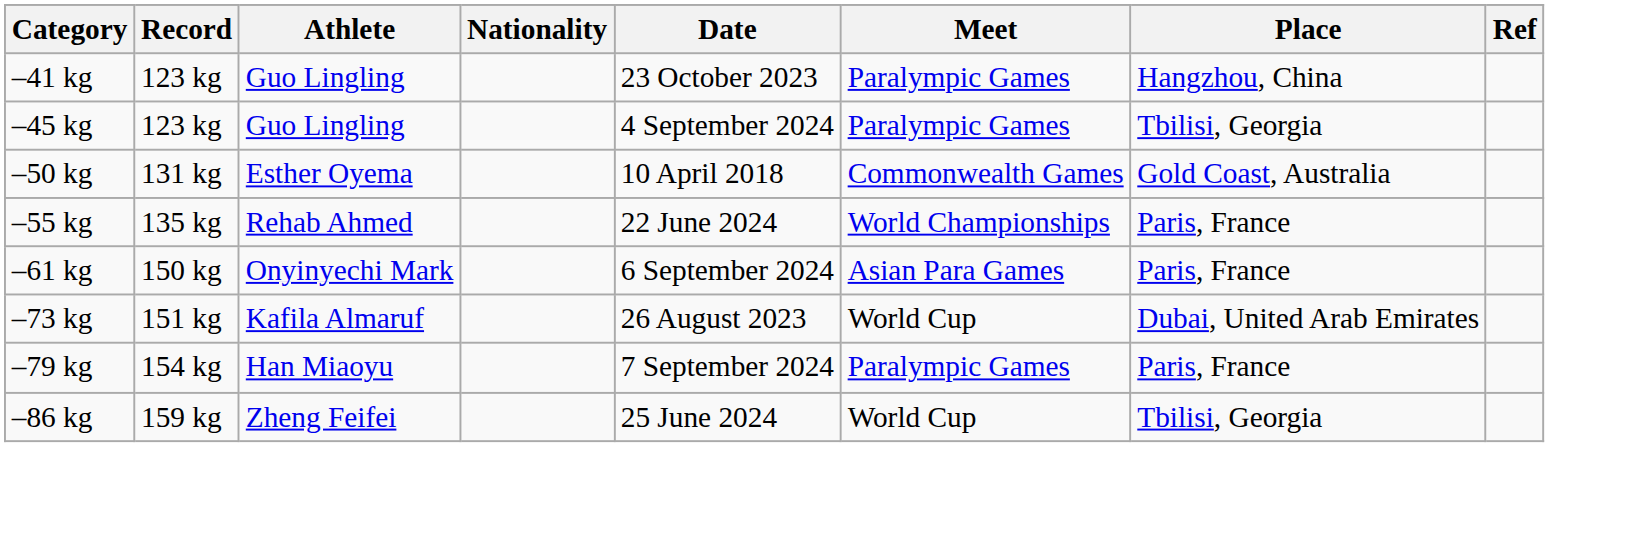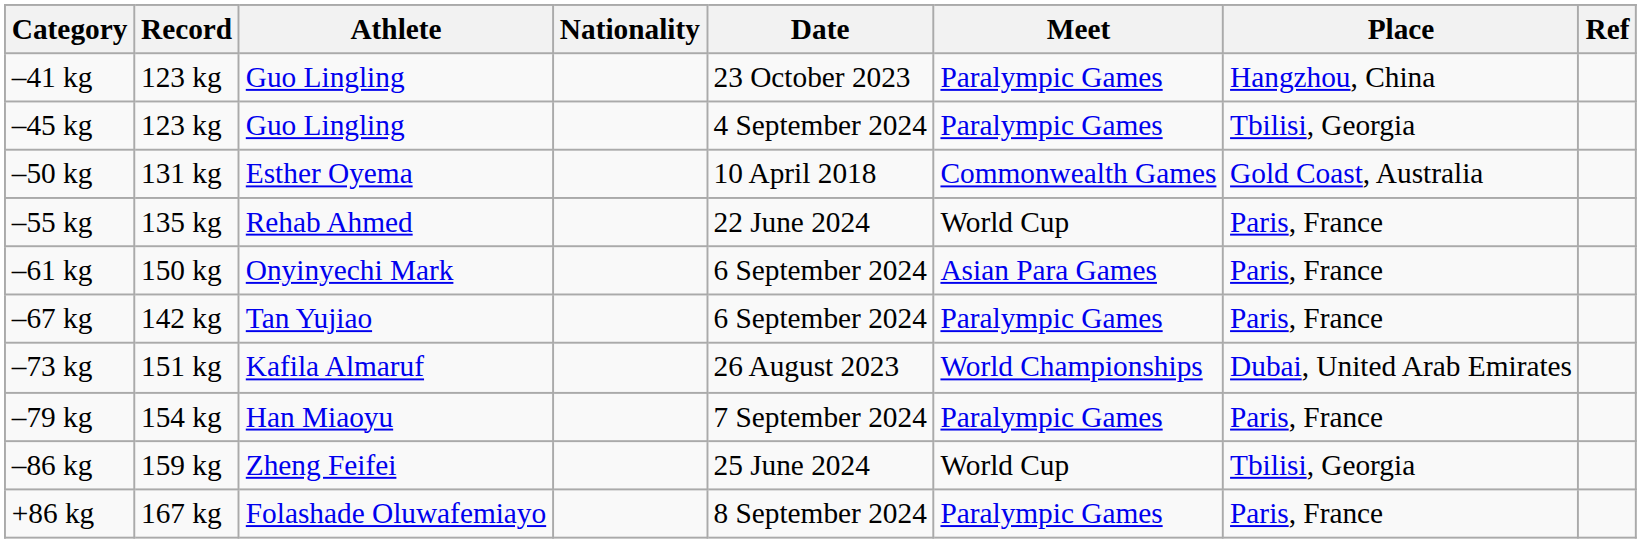(979, 222) World Championships -> (1005, 222) World Cup
+ row: (52, 319)
(912, 319) World Cup -> (1072, 367) World Championships
+ row: (53, 512)
